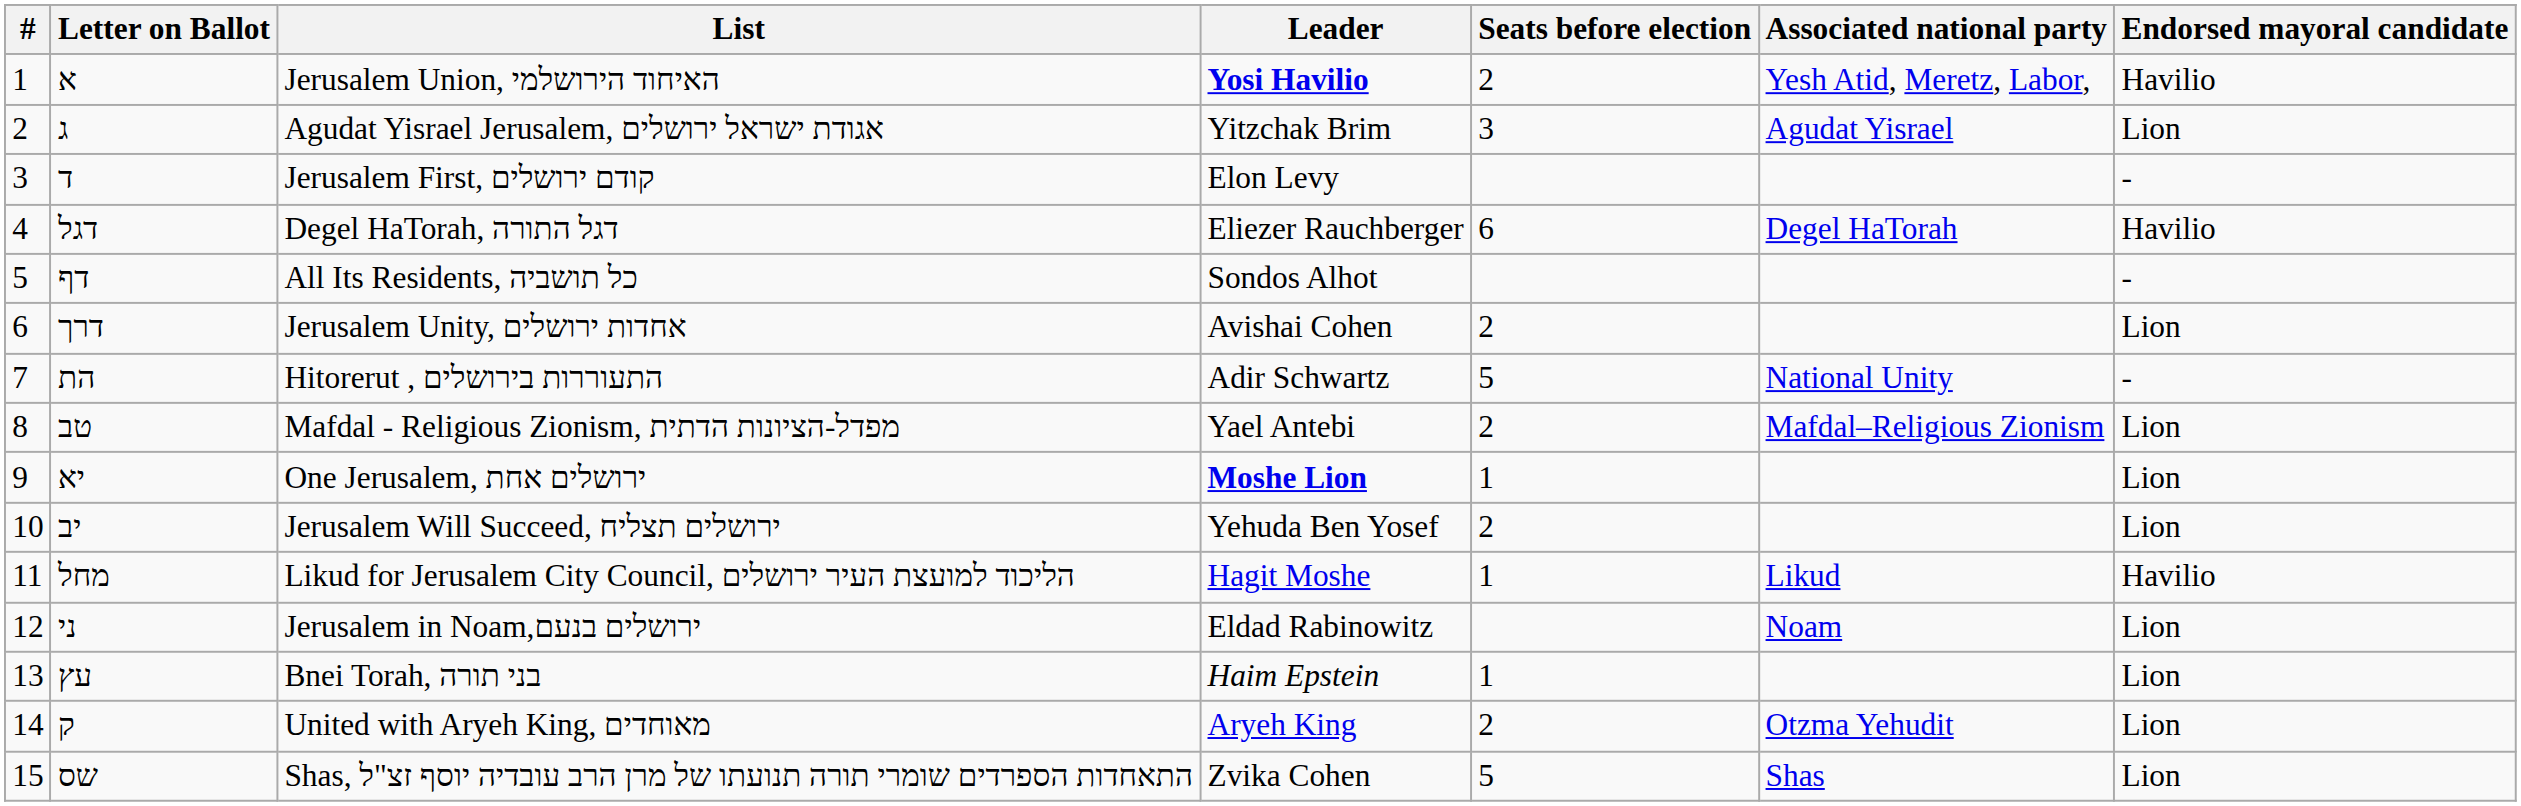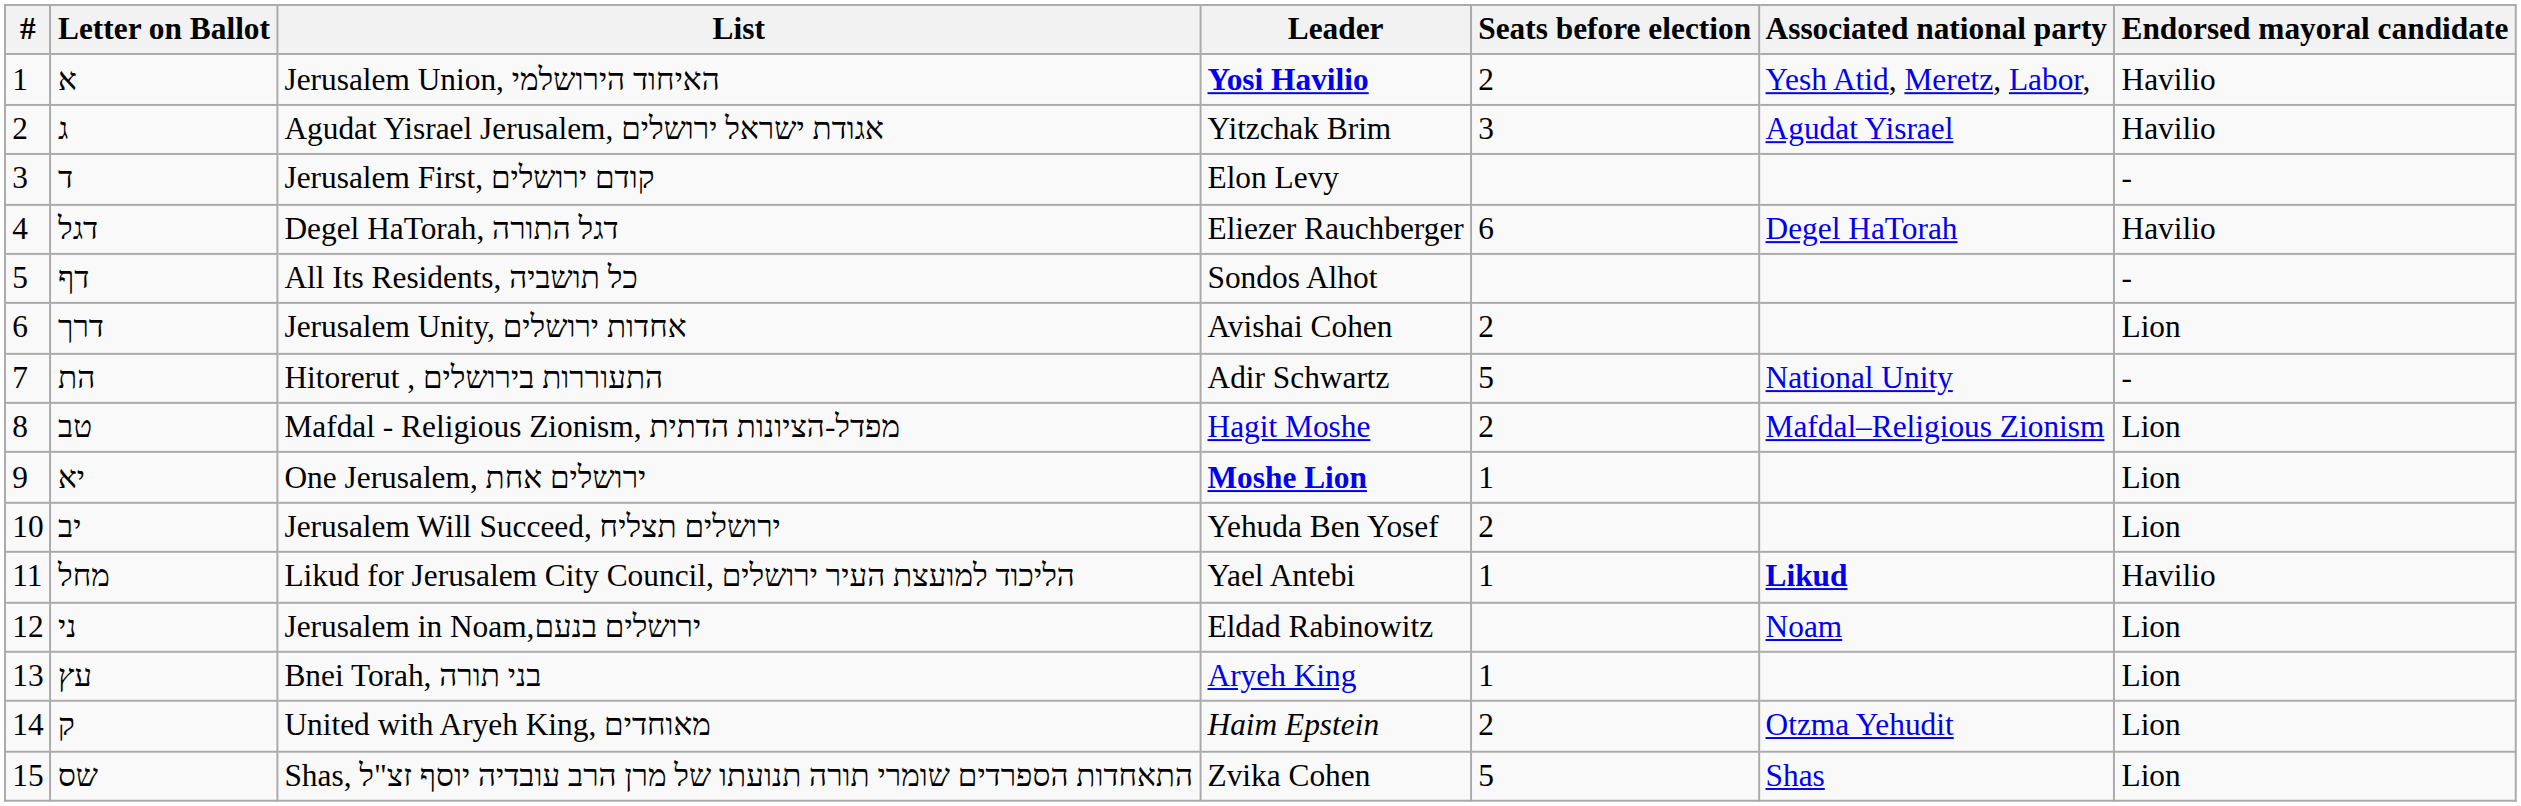(2151, 128) Lion -> (2169, 128) Havilio
(1281, 427) Yael Antebi -> (1289, 427) Hagit Moshe
(1289, 576) Hagit Moshe -> (1281, 576) Yael Antebi
(1803, 576) normal -> (1807, 576) bold
(1293, 675) Haim Epstein -> (1282, 675) Aryeh King
(1282, 725) Aryeh King -> (1293, 725) Haim Epstein
